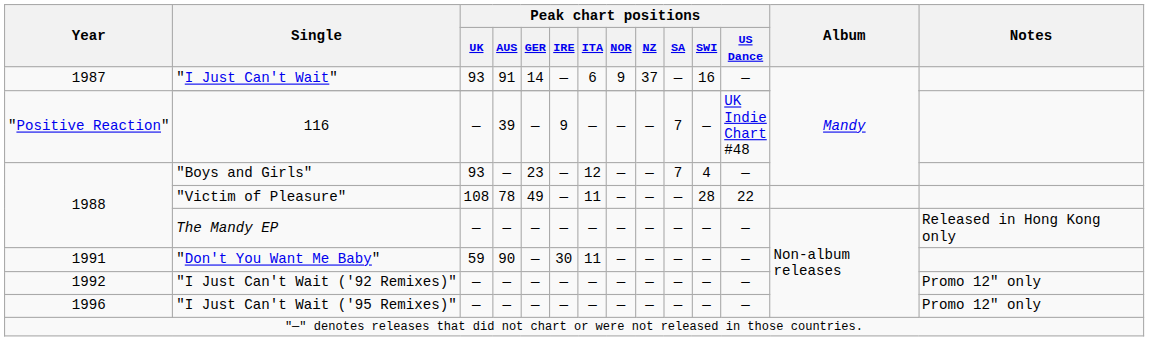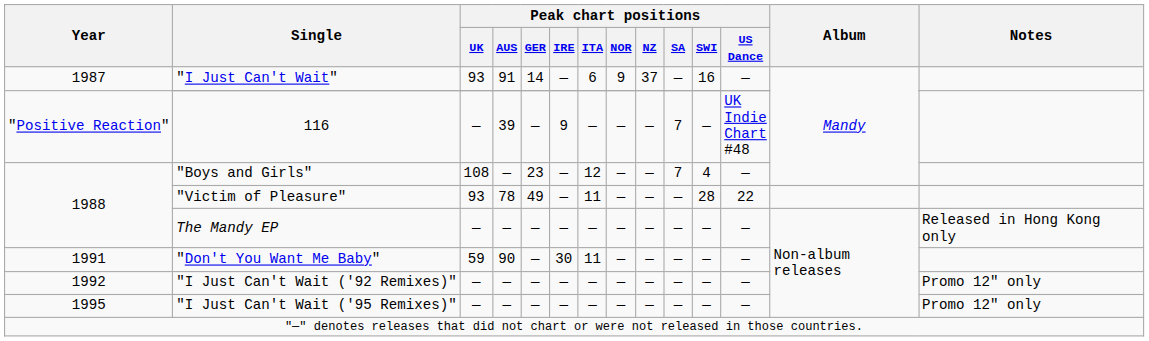(476, 174) 93 -> (476, 174) 108
(476, 197) 108 -> (476, 197) 93
(89, 306) 1996 -> (89, 306) 1995
